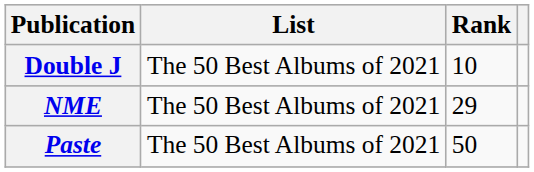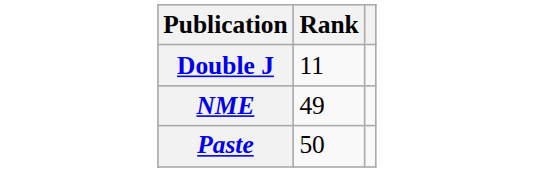- column: (294, 24)
(465, 65) 10 -> (312, 65) 11
(465, 105) 29 -> (312, 105) 49
